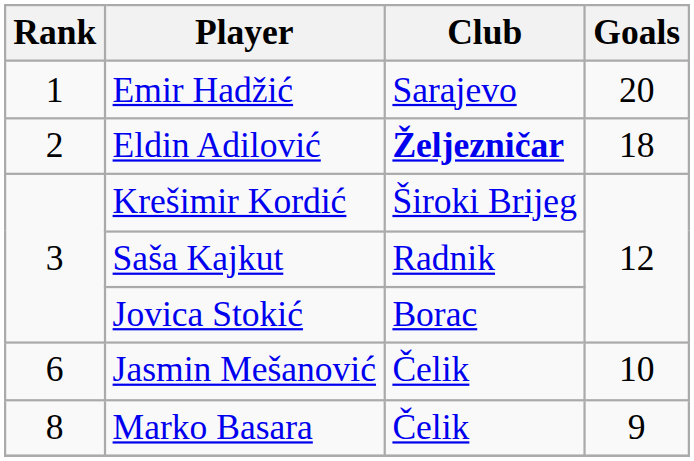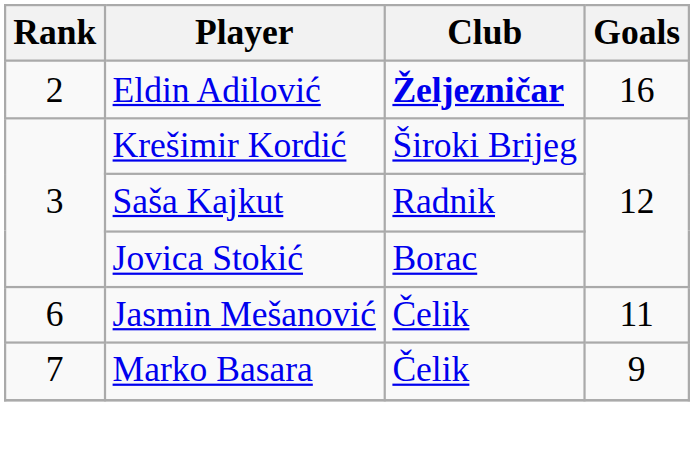- row: (203, 88)
(637, 145) 18 -> (637, 88) 16
(637, 370) 10 -> (637, 314) 11
(55, 426) 8 -> (55, 370) 7
